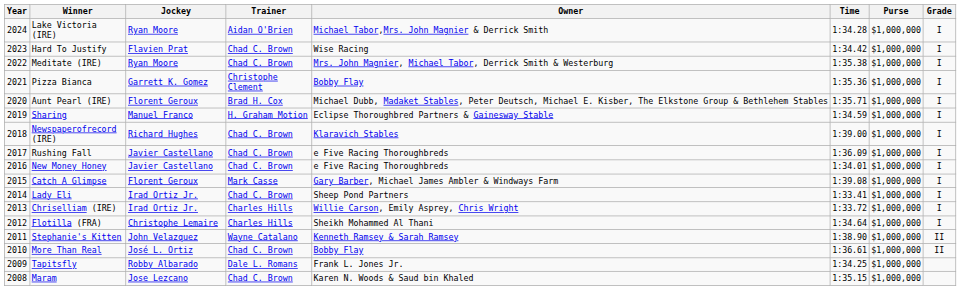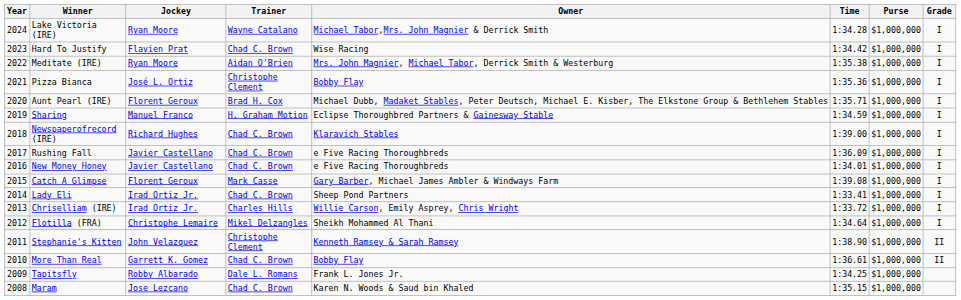(260, 30) Aidan O'Brien -> (263, 30) Wayne Catalano
(260, 63) Chad C. Brown -> (260, 63) Aidan O'Brien
(168, 82) Garrett K. Gomez -> (160, 82) José L. Ortiz
(260, 222) Charles Hills -> (268, 222) Mikel Delzangles
(263, 236) Wayne Catalano -> (253, 241) Christophe Clement
(160, 250) José L. Ortiz -> (168, 260) Garrett K. Gomez
